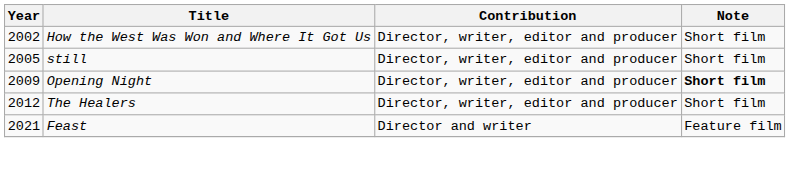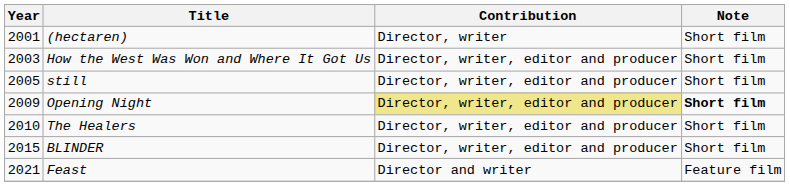+ row: (87, 38)
(24, 38) 2002 -> (24, 60) 2003
(528, 82) no background -> (528, 104) khaki background
(24, 104) 2012 -> (24, 126) 2010
+ row: (75, 148)
